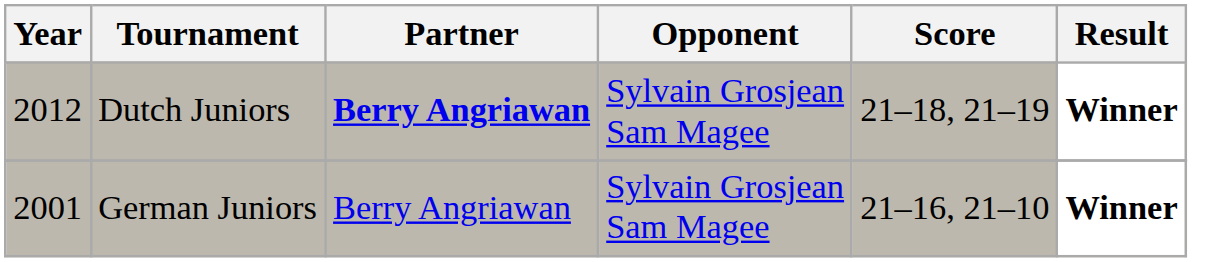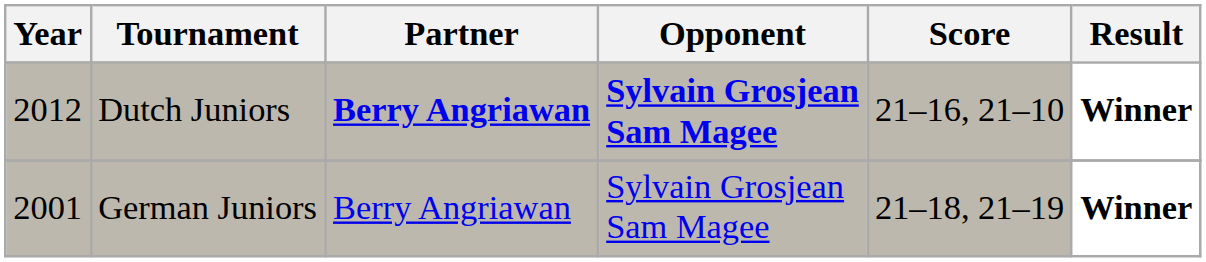(725, 110) normal -> (733, 110) bold
(955, 110) 21–18, 21–19 -> (970, 110) 21–16, 21–10
(955, 207) 21–16, 21–10 -> (970, 207) 21–18, 21–19
